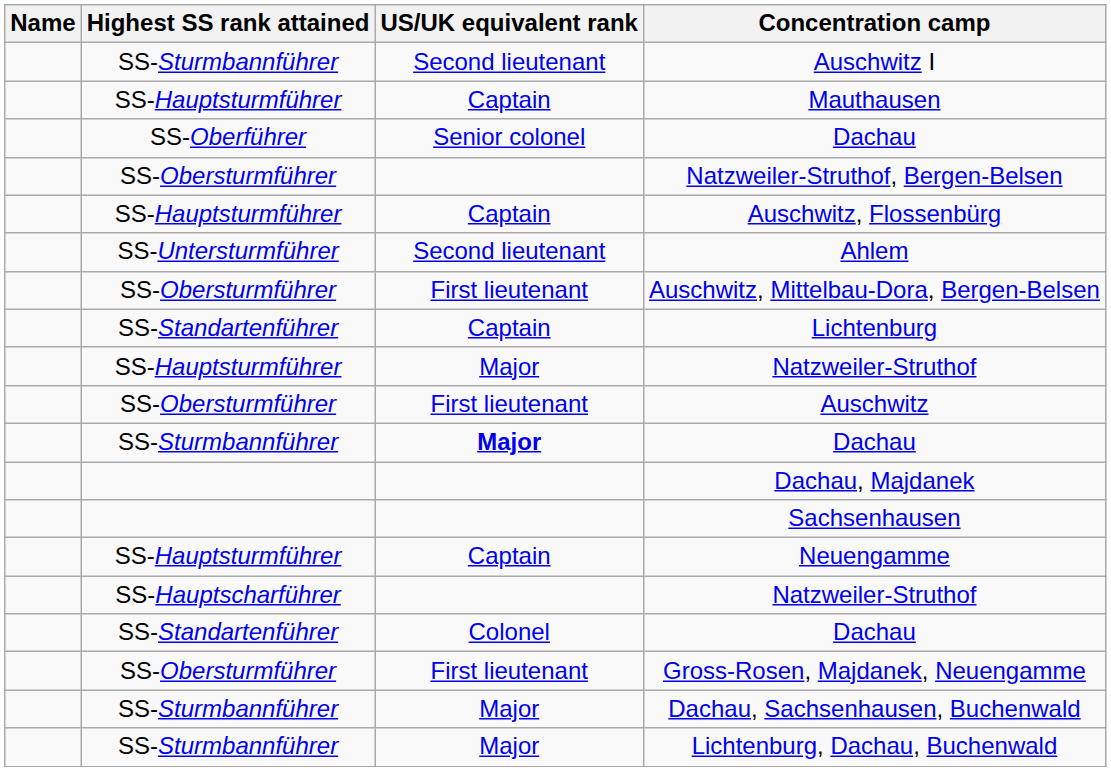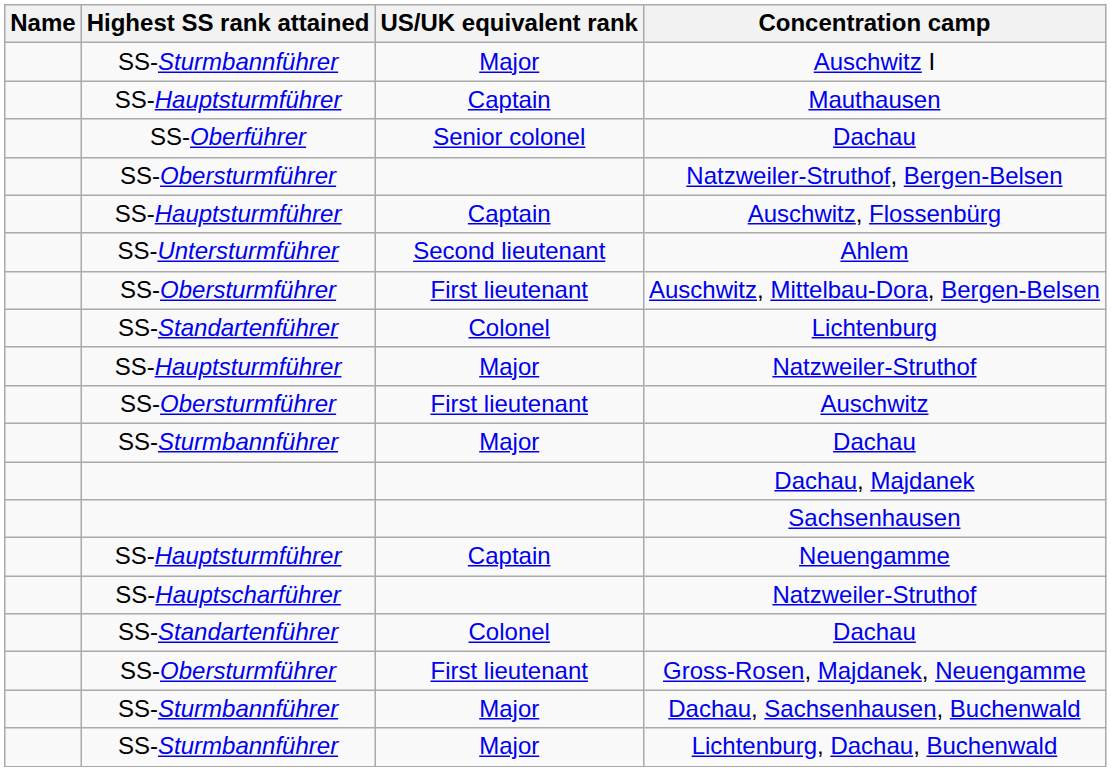(509, 61) Second lieutenant -> (509, 61) Major
(509, 328) Captain -> (509, 328) Colonel
(509, 442) bold -> (509, 442) normal
